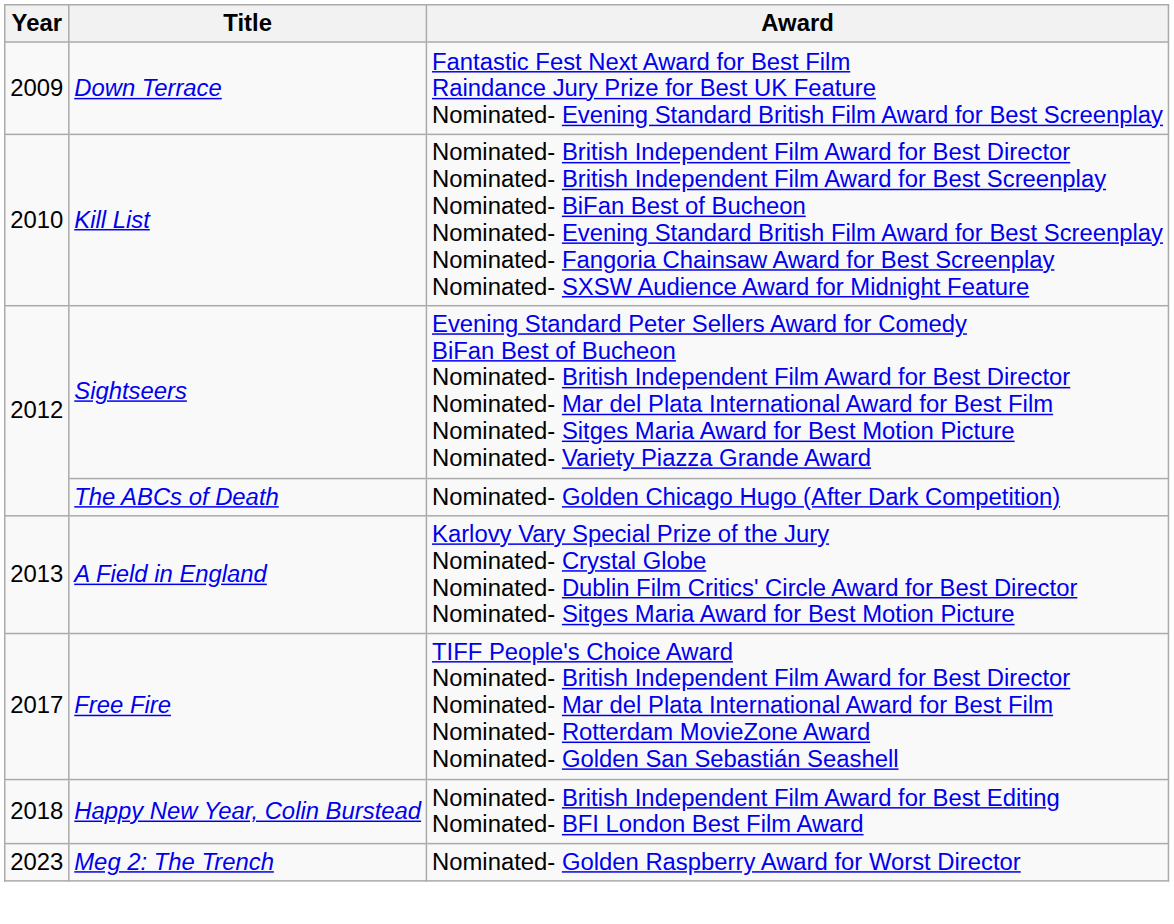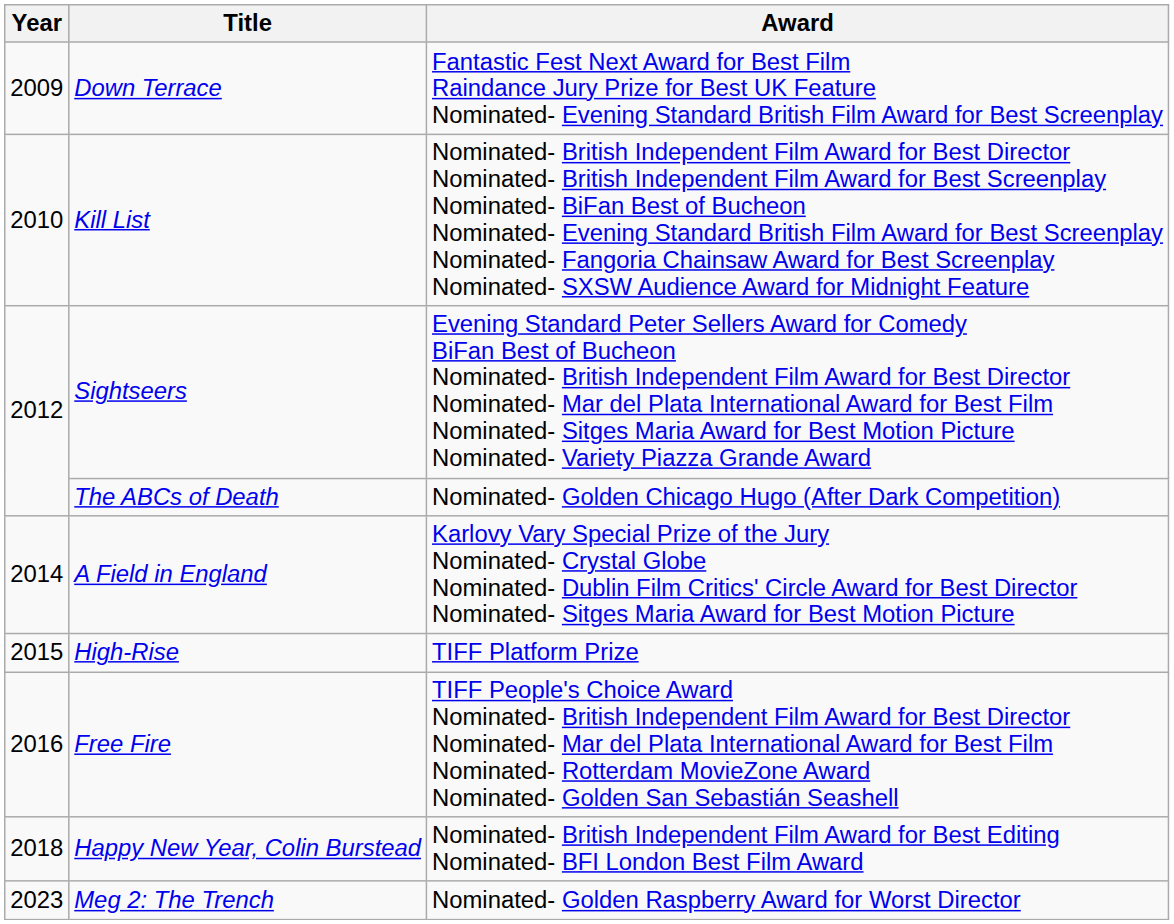(37, 574) 2013 -> (37, 574) 2014
+ row: (127, 652)
(37, 706) 2017 -> (37, 744) 2016
